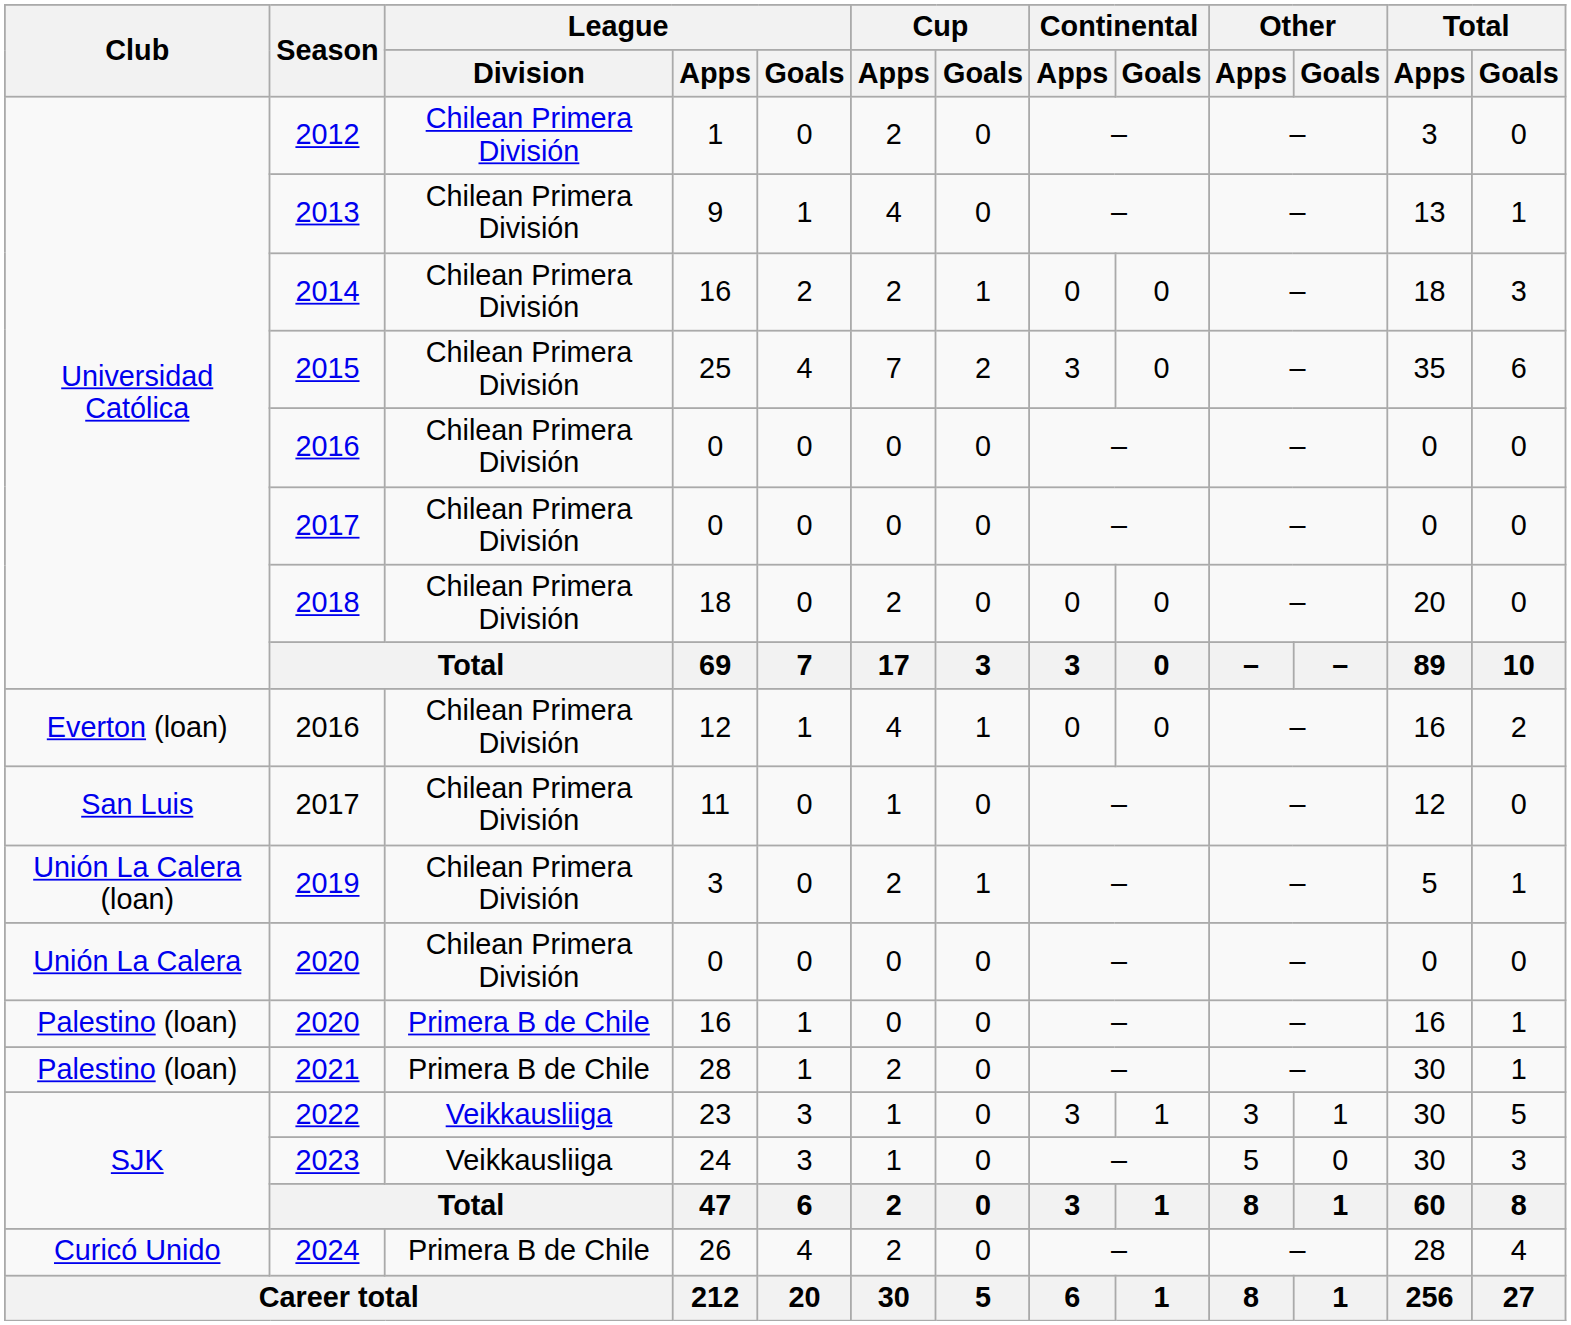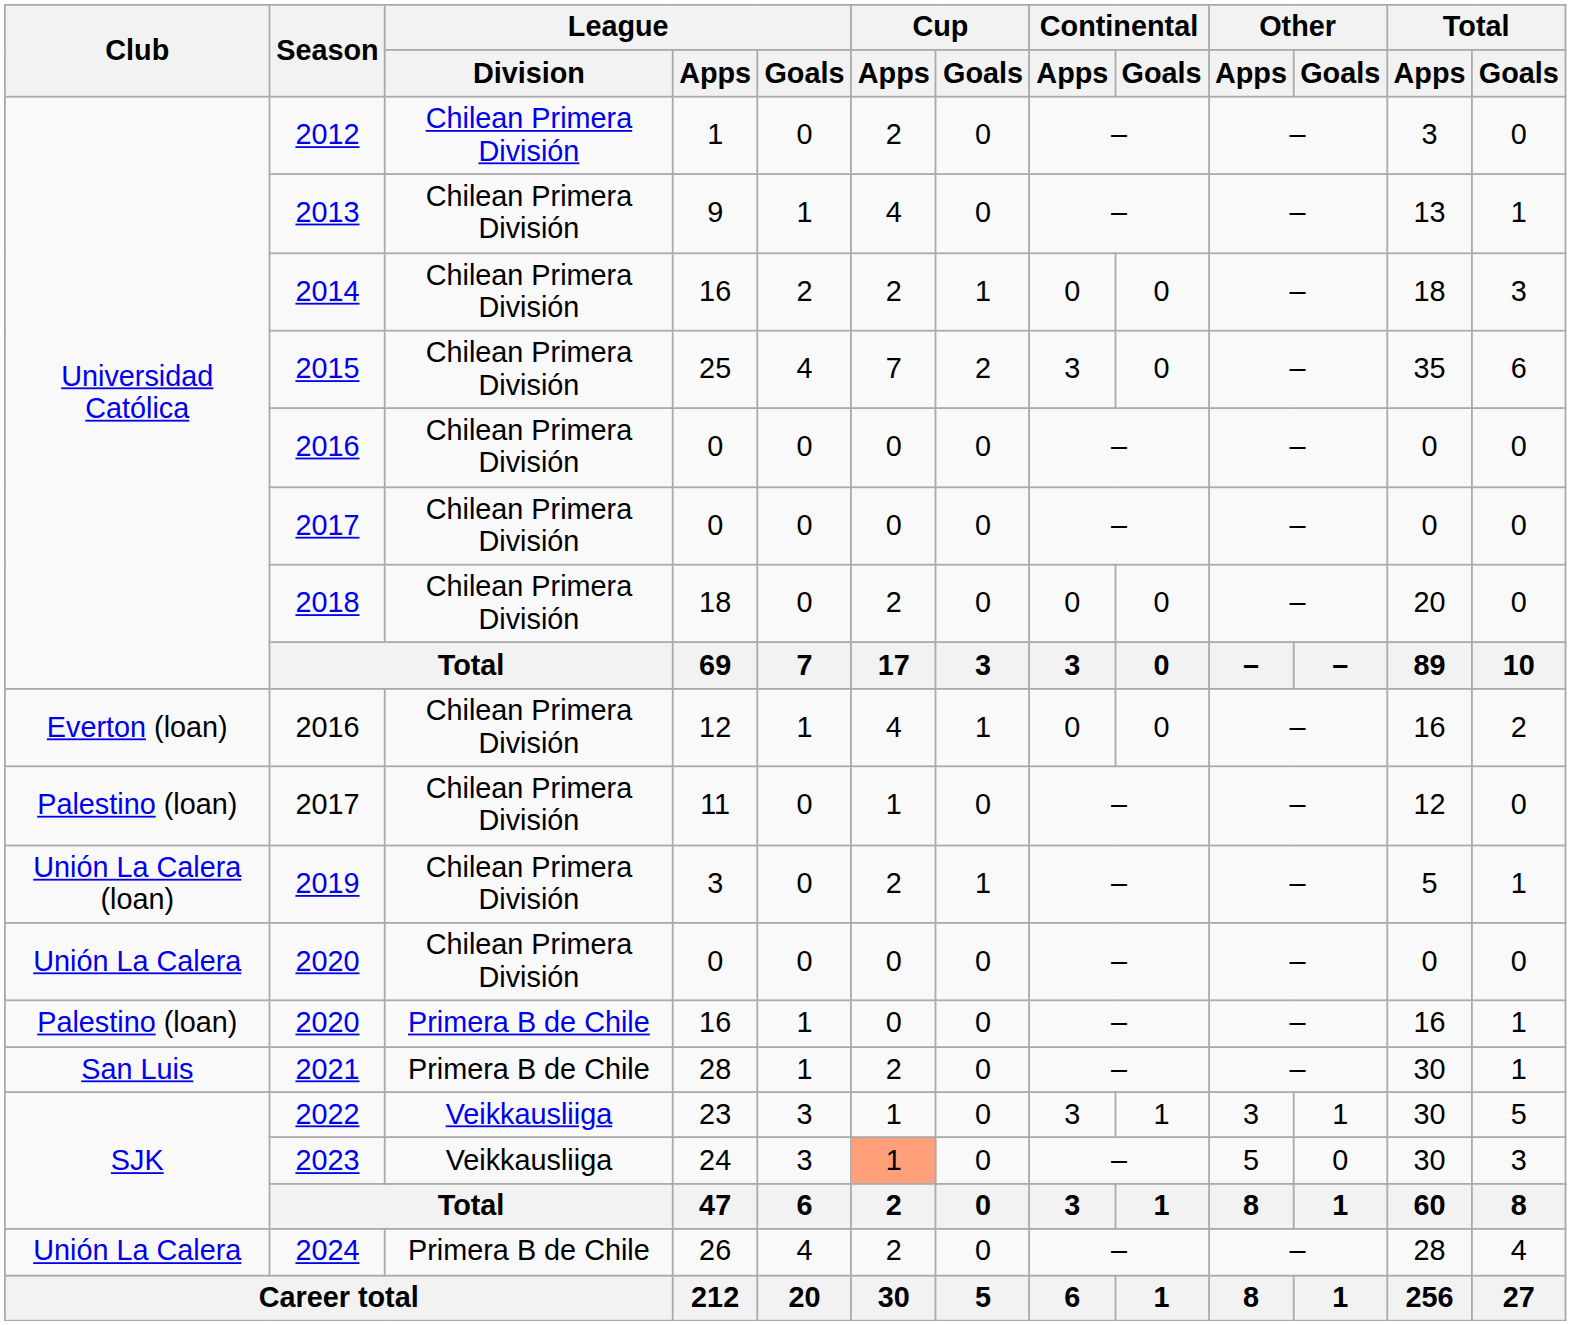(137, 805) San Luis -> (137, 805) Palestino (loan)
(137, 1068) Palestino (loan) -> (137, 1068) San Luis
(894, 1160) no background -> (894, 1160) lightsalmon background
(137, 1251) Curicó Unido -> (137, 1251) Unión La Calera
